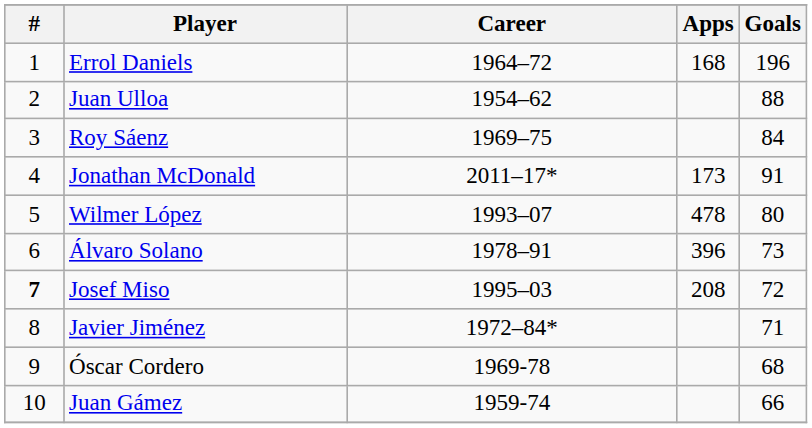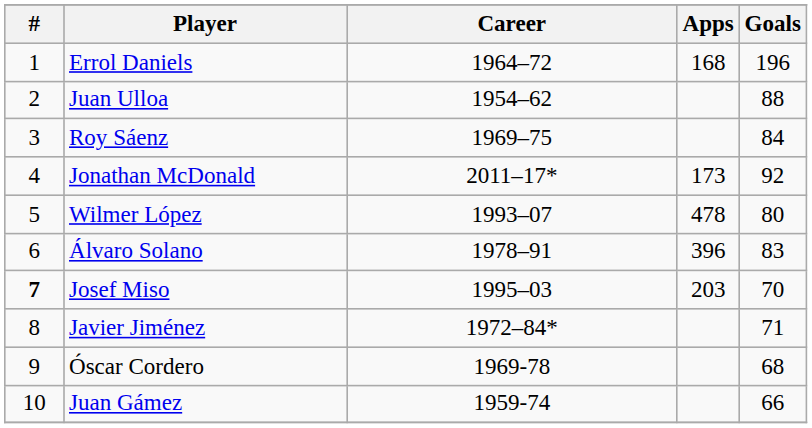(773, 175) 91 -> (773, 175) 92
(773, 251) 73 -> (773, 251) 83
(708, 289) 208 -> (708, 289) 203
(773, 289) 72 -> (773, 289) 70
